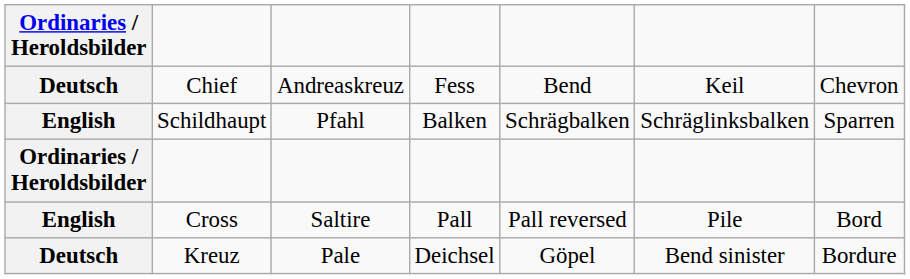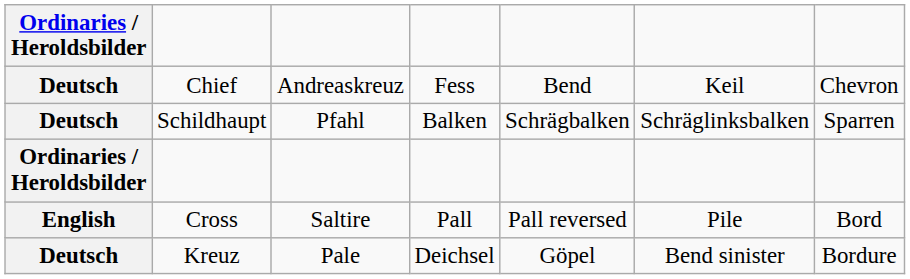(79, 120) English -> (79, 120) Deutsch
